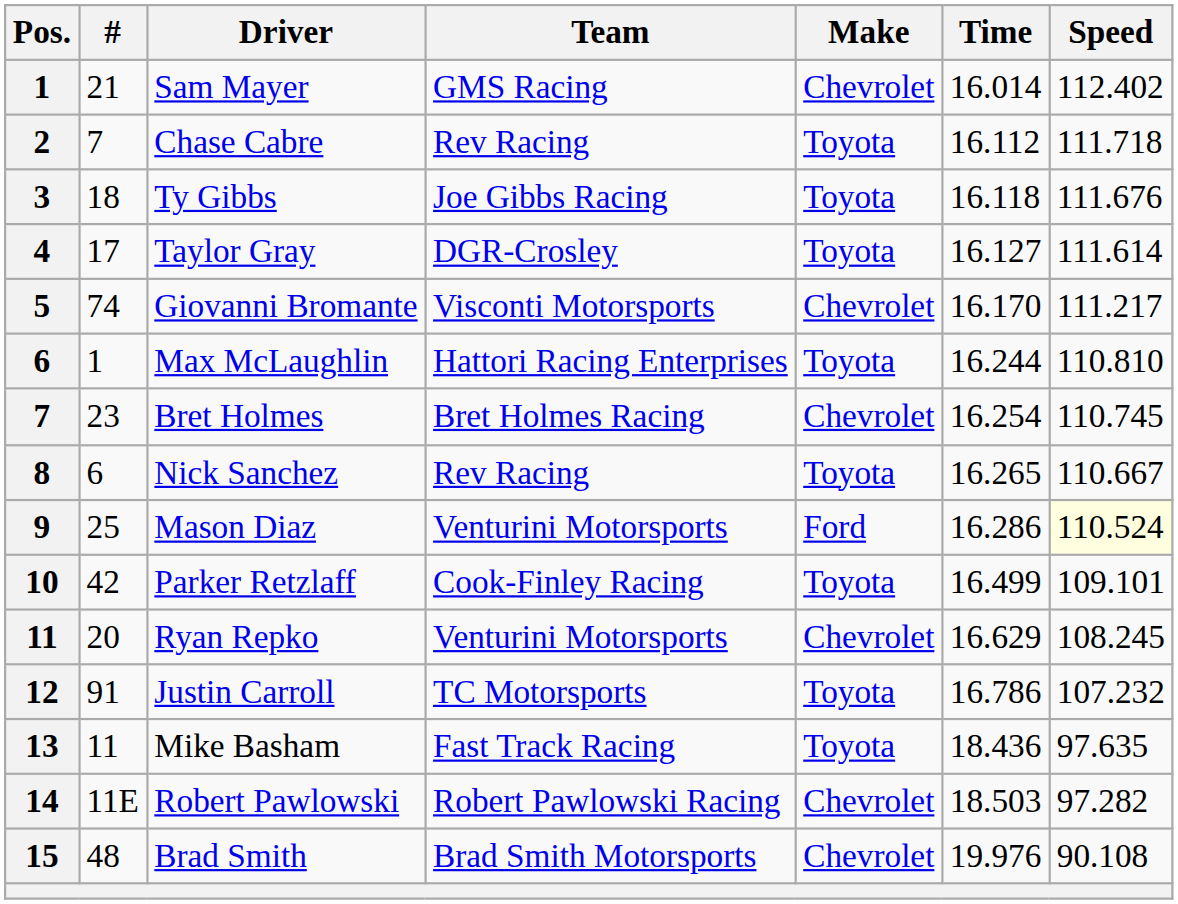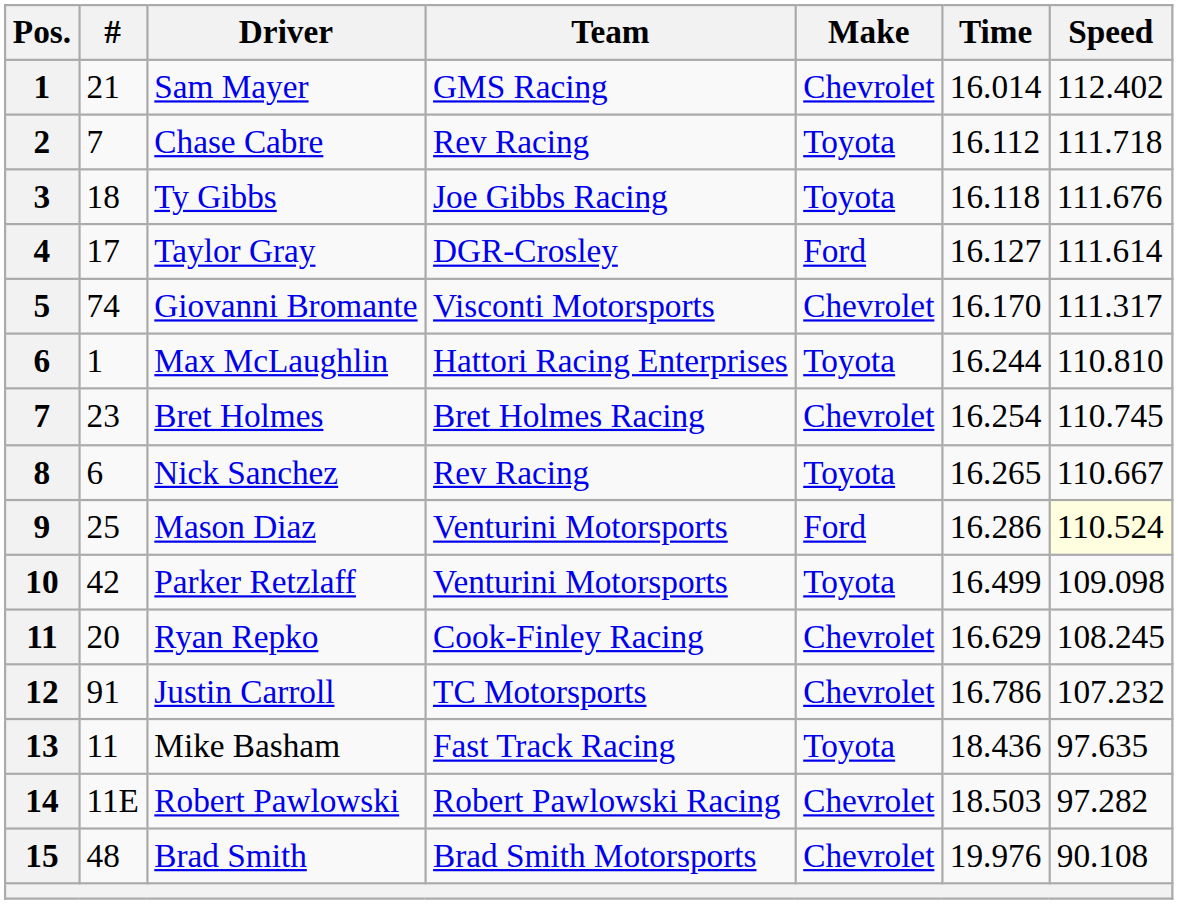(849, 251) Toyota -> (835, 251) Ford
(1110, 306) 111.217 -> (1110, 306) 111.317
(568, 580) Cook-Finley Racing -> (580, 580) Venturini Motorsports
(1111, 580) 109.101 -> (1111, 580) 109.098
(580, 635) Venturini Motorsports -> (568, 635) Cook-Finley Racing
(849, 690) Toyota -> (869, 690) Chevrolet
